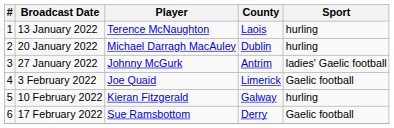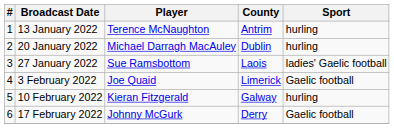(254, 30) Laois -> (256, 30) Antrim
(145, 64) Johnny McGurk -> (149, 64) Sue Ramsbottom
(256, 64) Antrim -> (254, 64) Laois
(149, 115) Sue Ramsbottom -> (145, 115) Johnny McGurk
